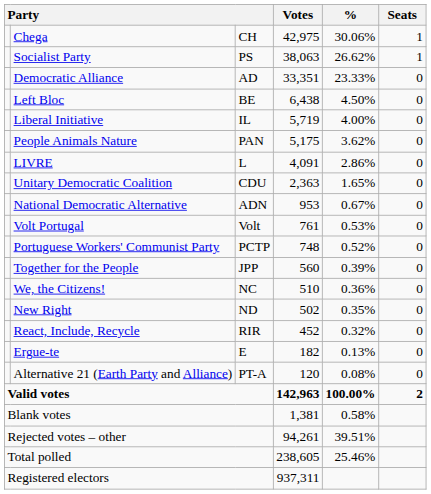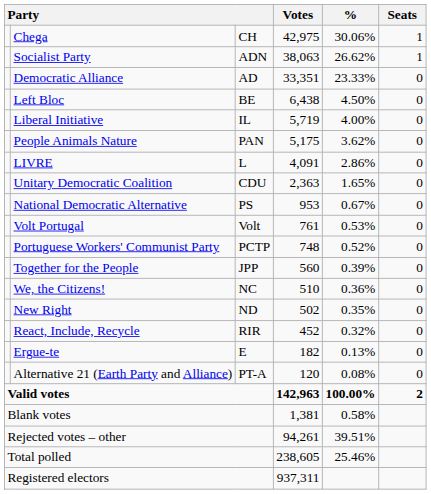(246, 57) PS -> (253, 57) ADN
(253, 204) ADN -> (246, 204) PS
